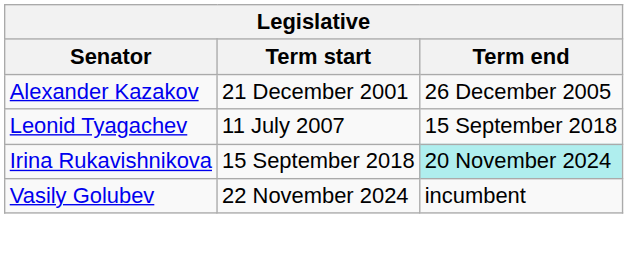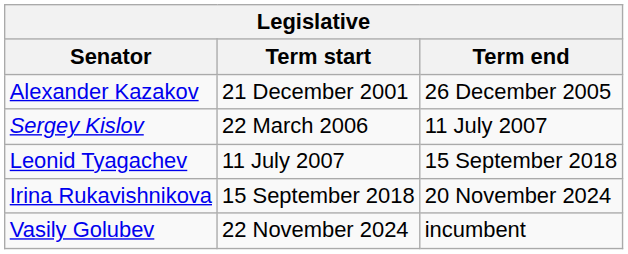+ row: (77, 126)
(518, 160) paleturquoise background -> (518, 195) no background
